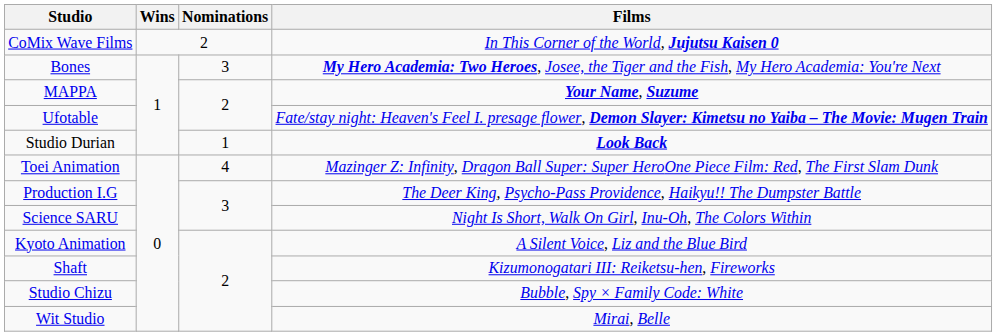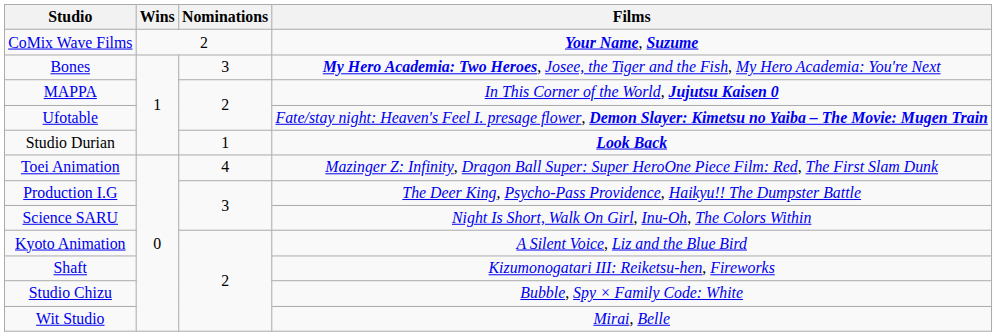(632, 42) In This Corner of the World, Jujutsu Kaisen 0 -> (632, 42) Your Name, Suzume
(632, 92) Your Name, Suzume -> (632, 92) In This Corner of the World, Jujutsu Kaisen 0
